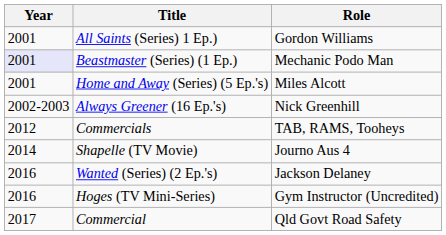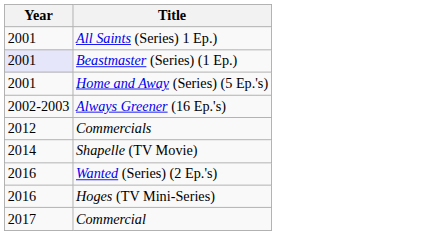- column: (357, 15)
